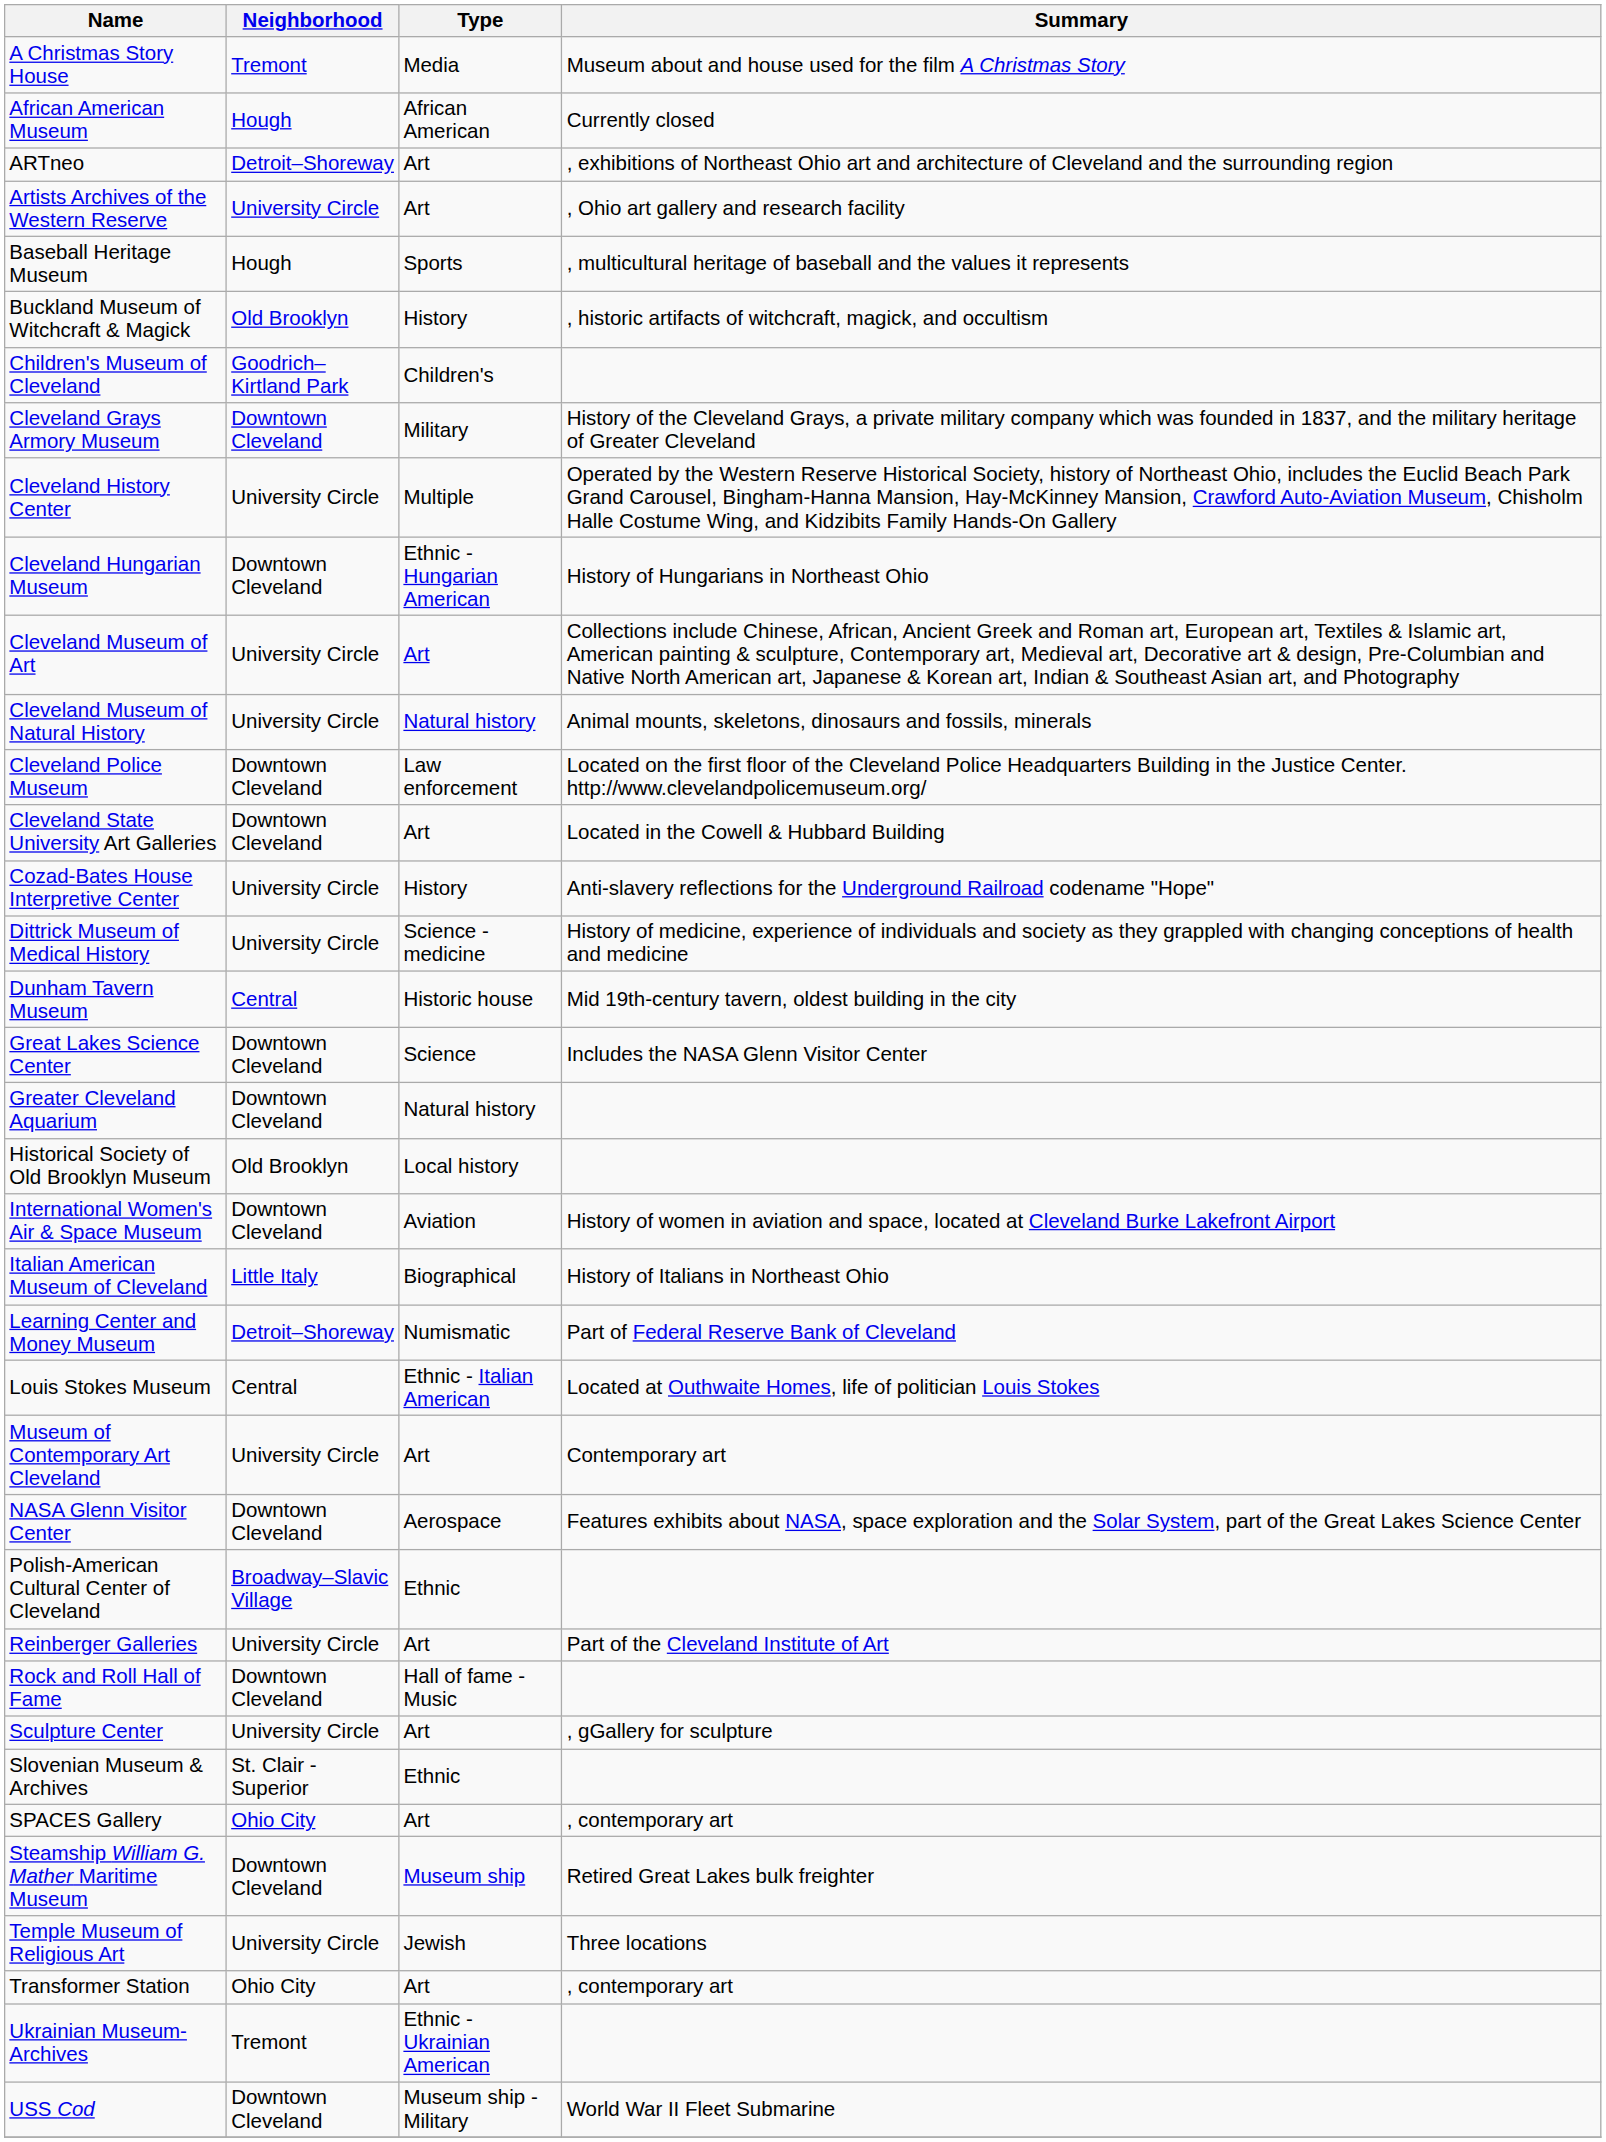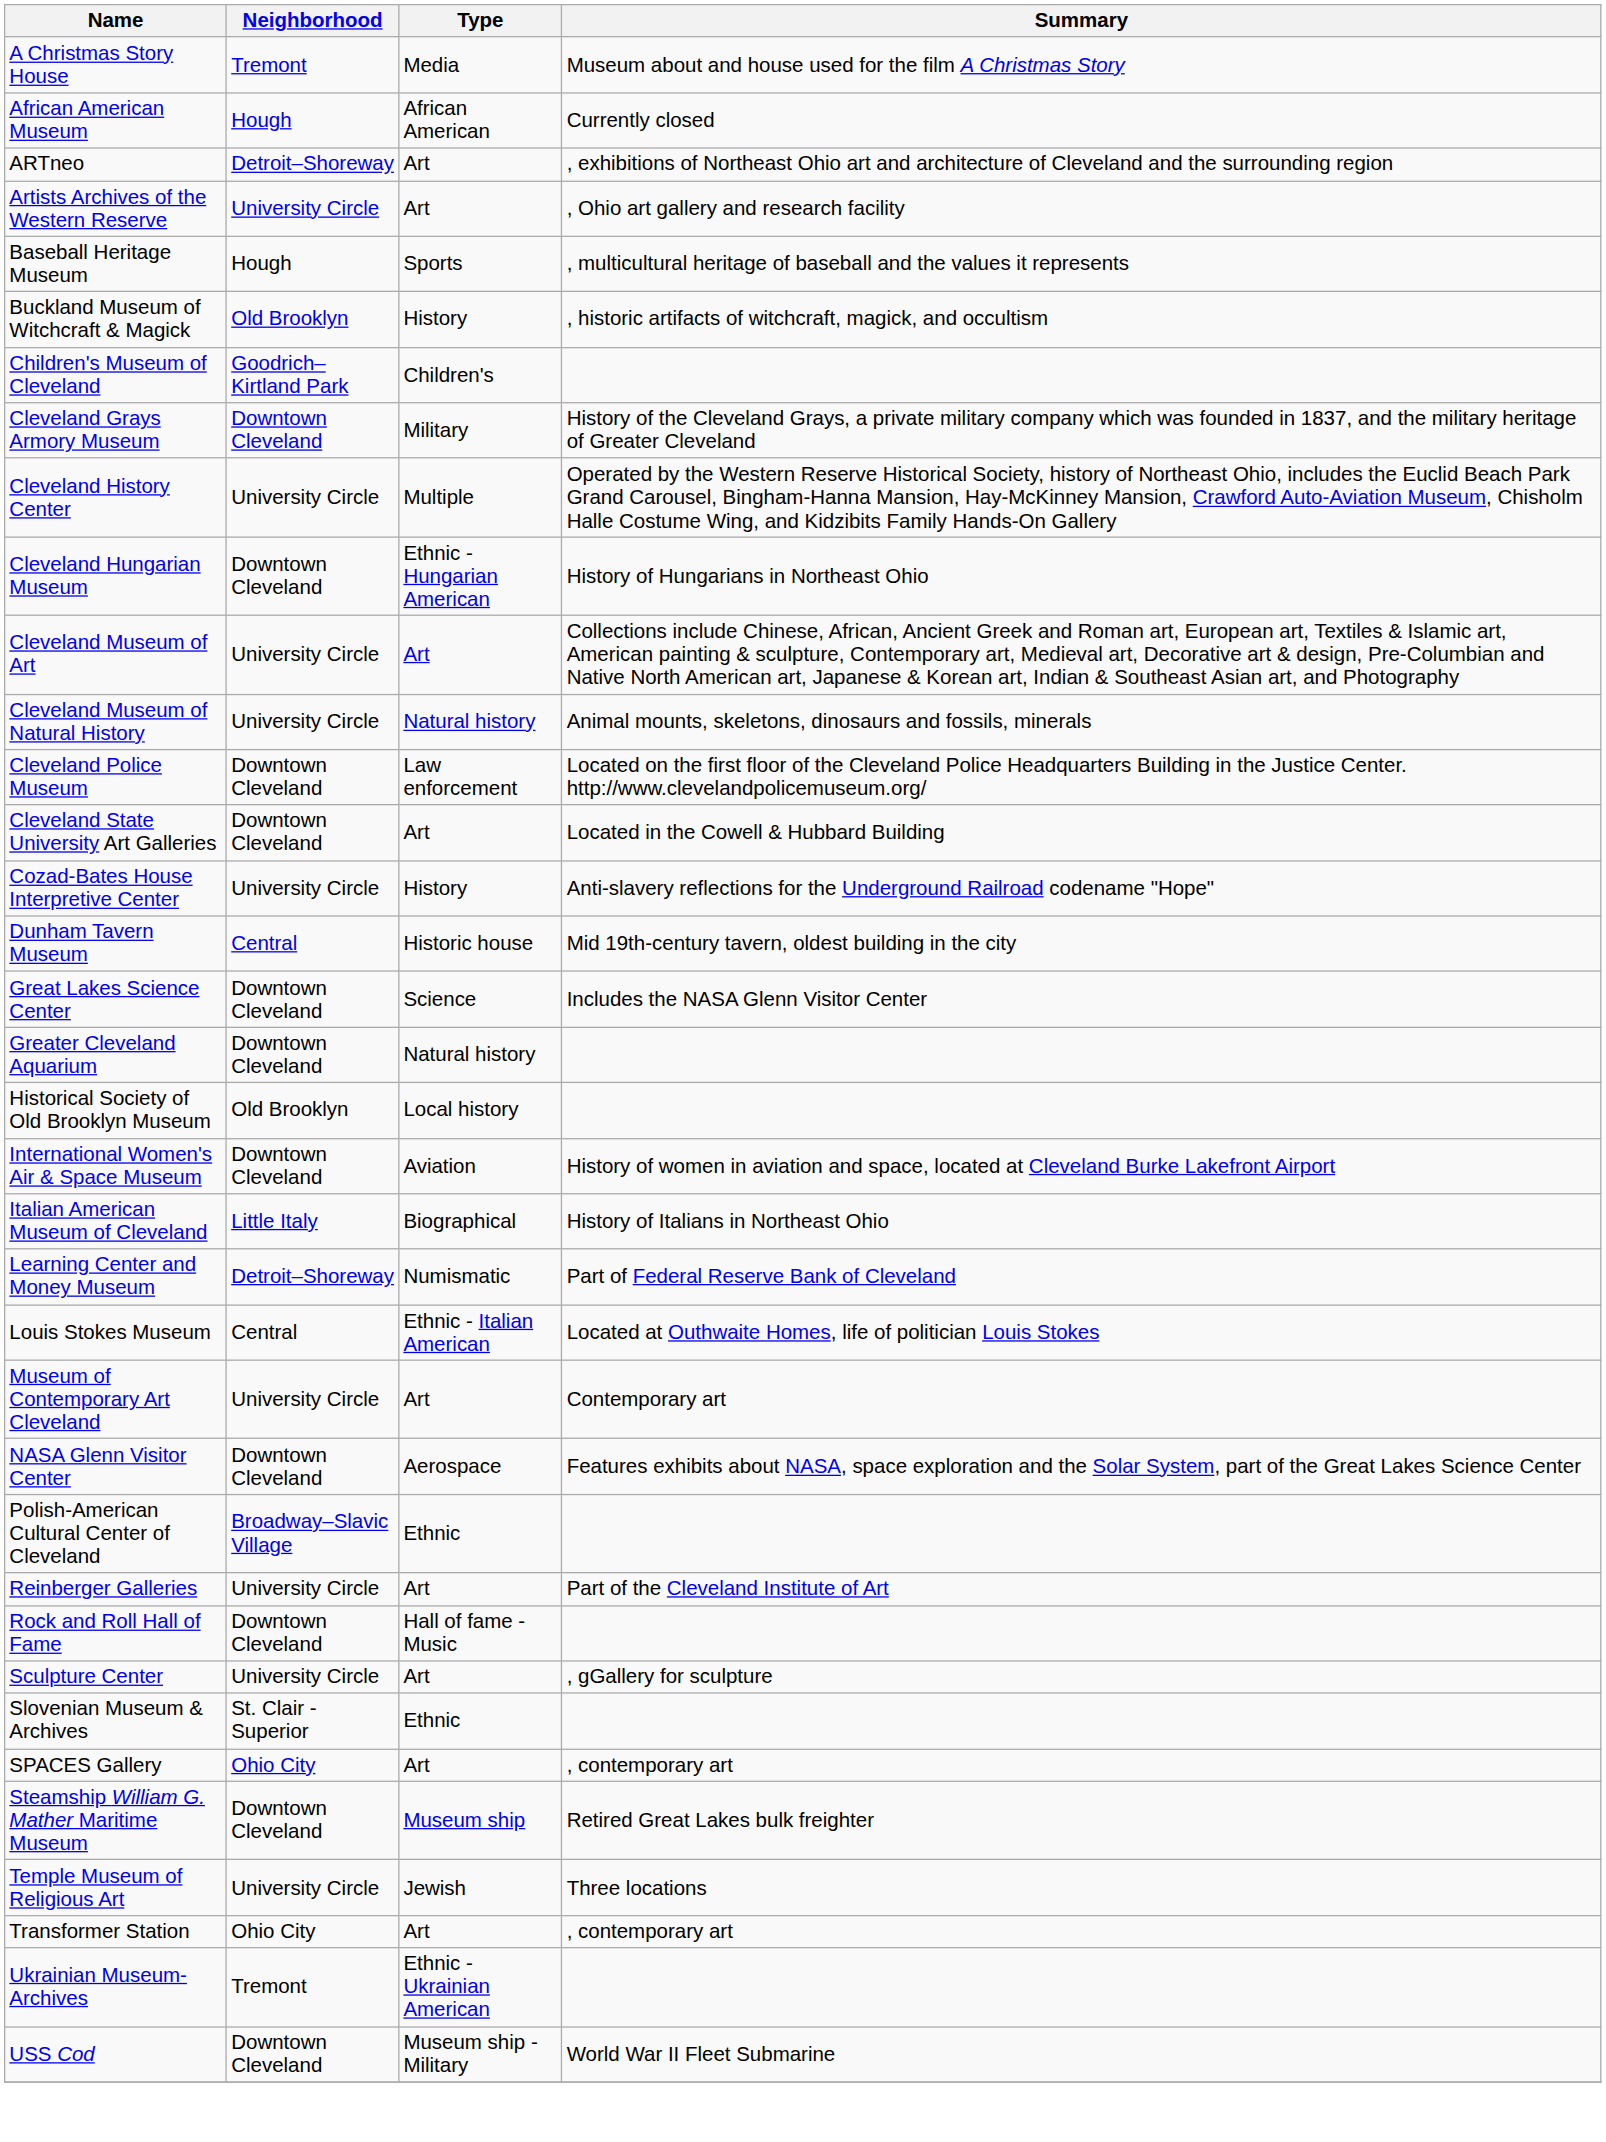- row: (94, 943)
